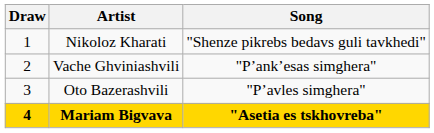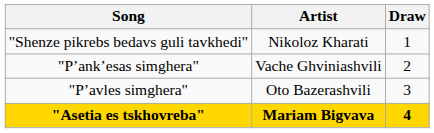columns swapped: (27, 16) <-> (306, 16)
